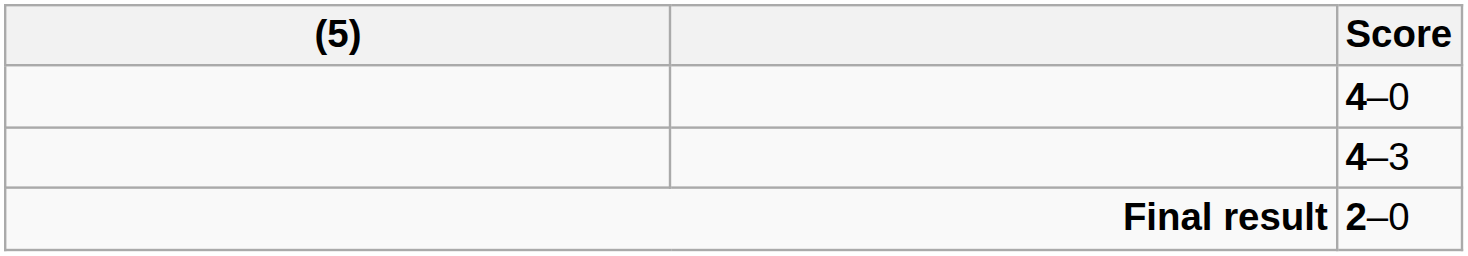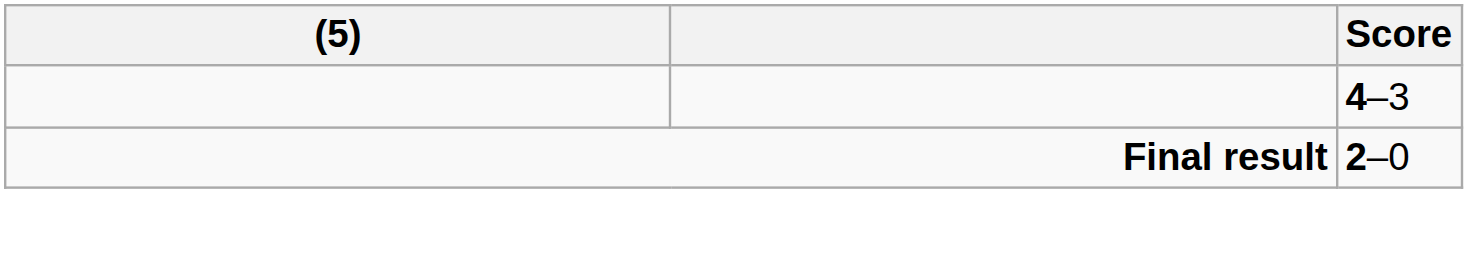- row: (1377, 95)
